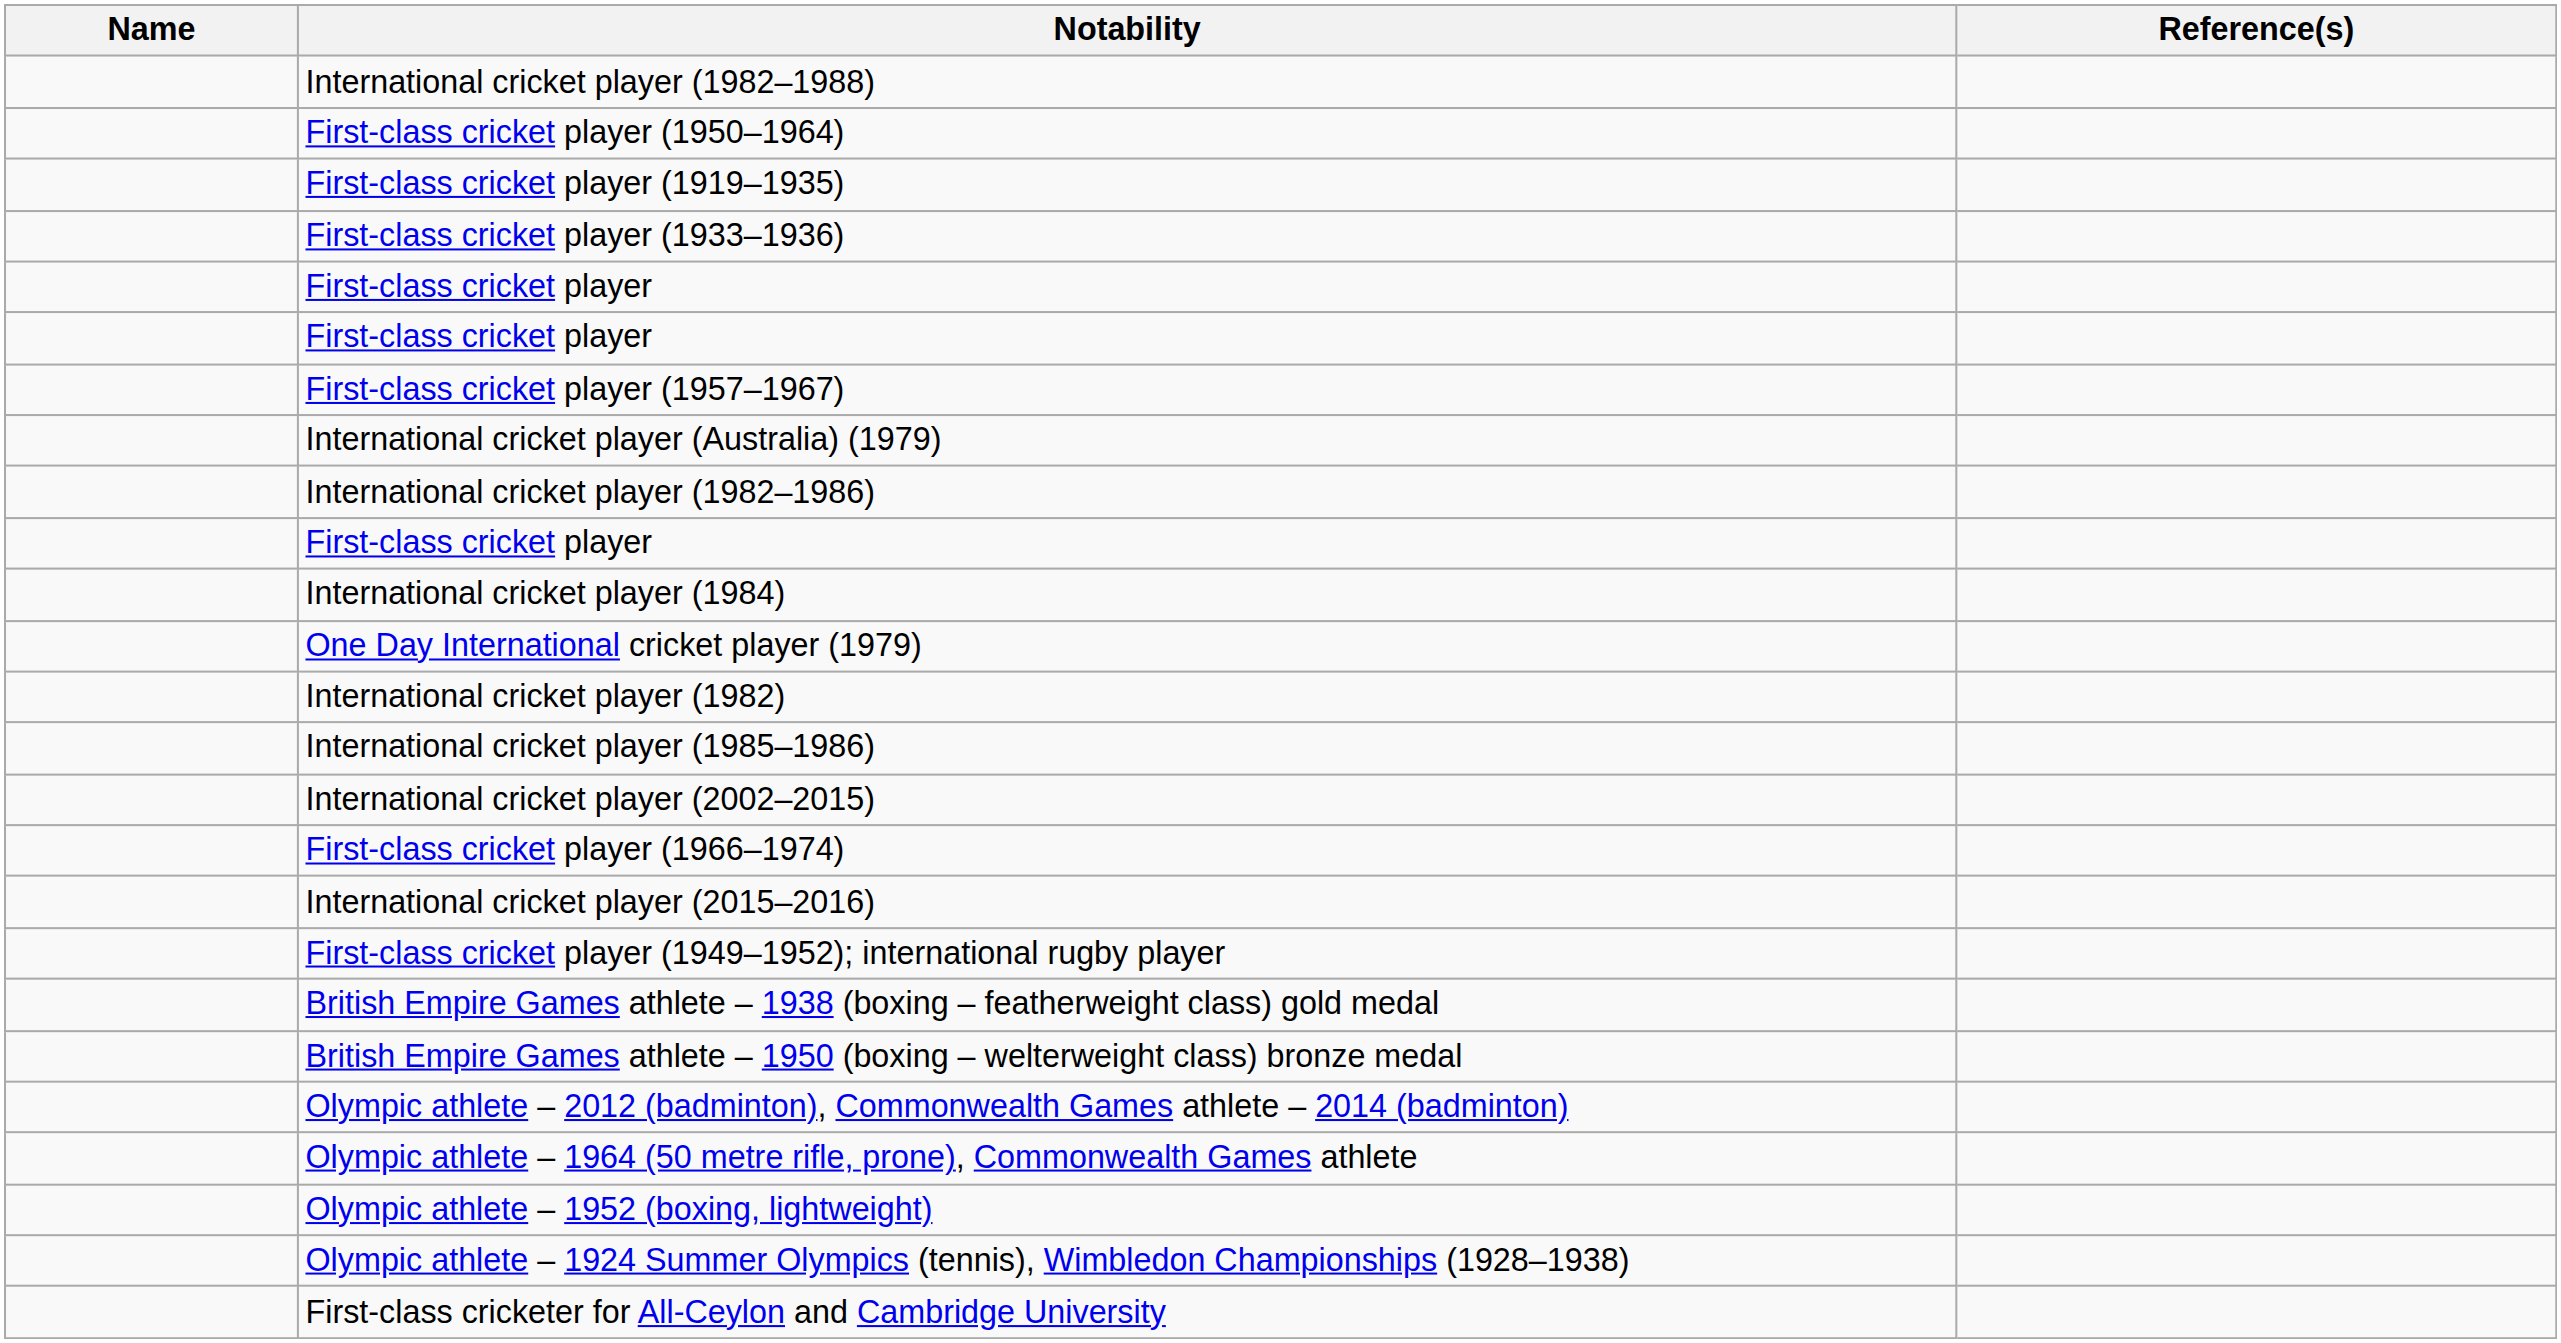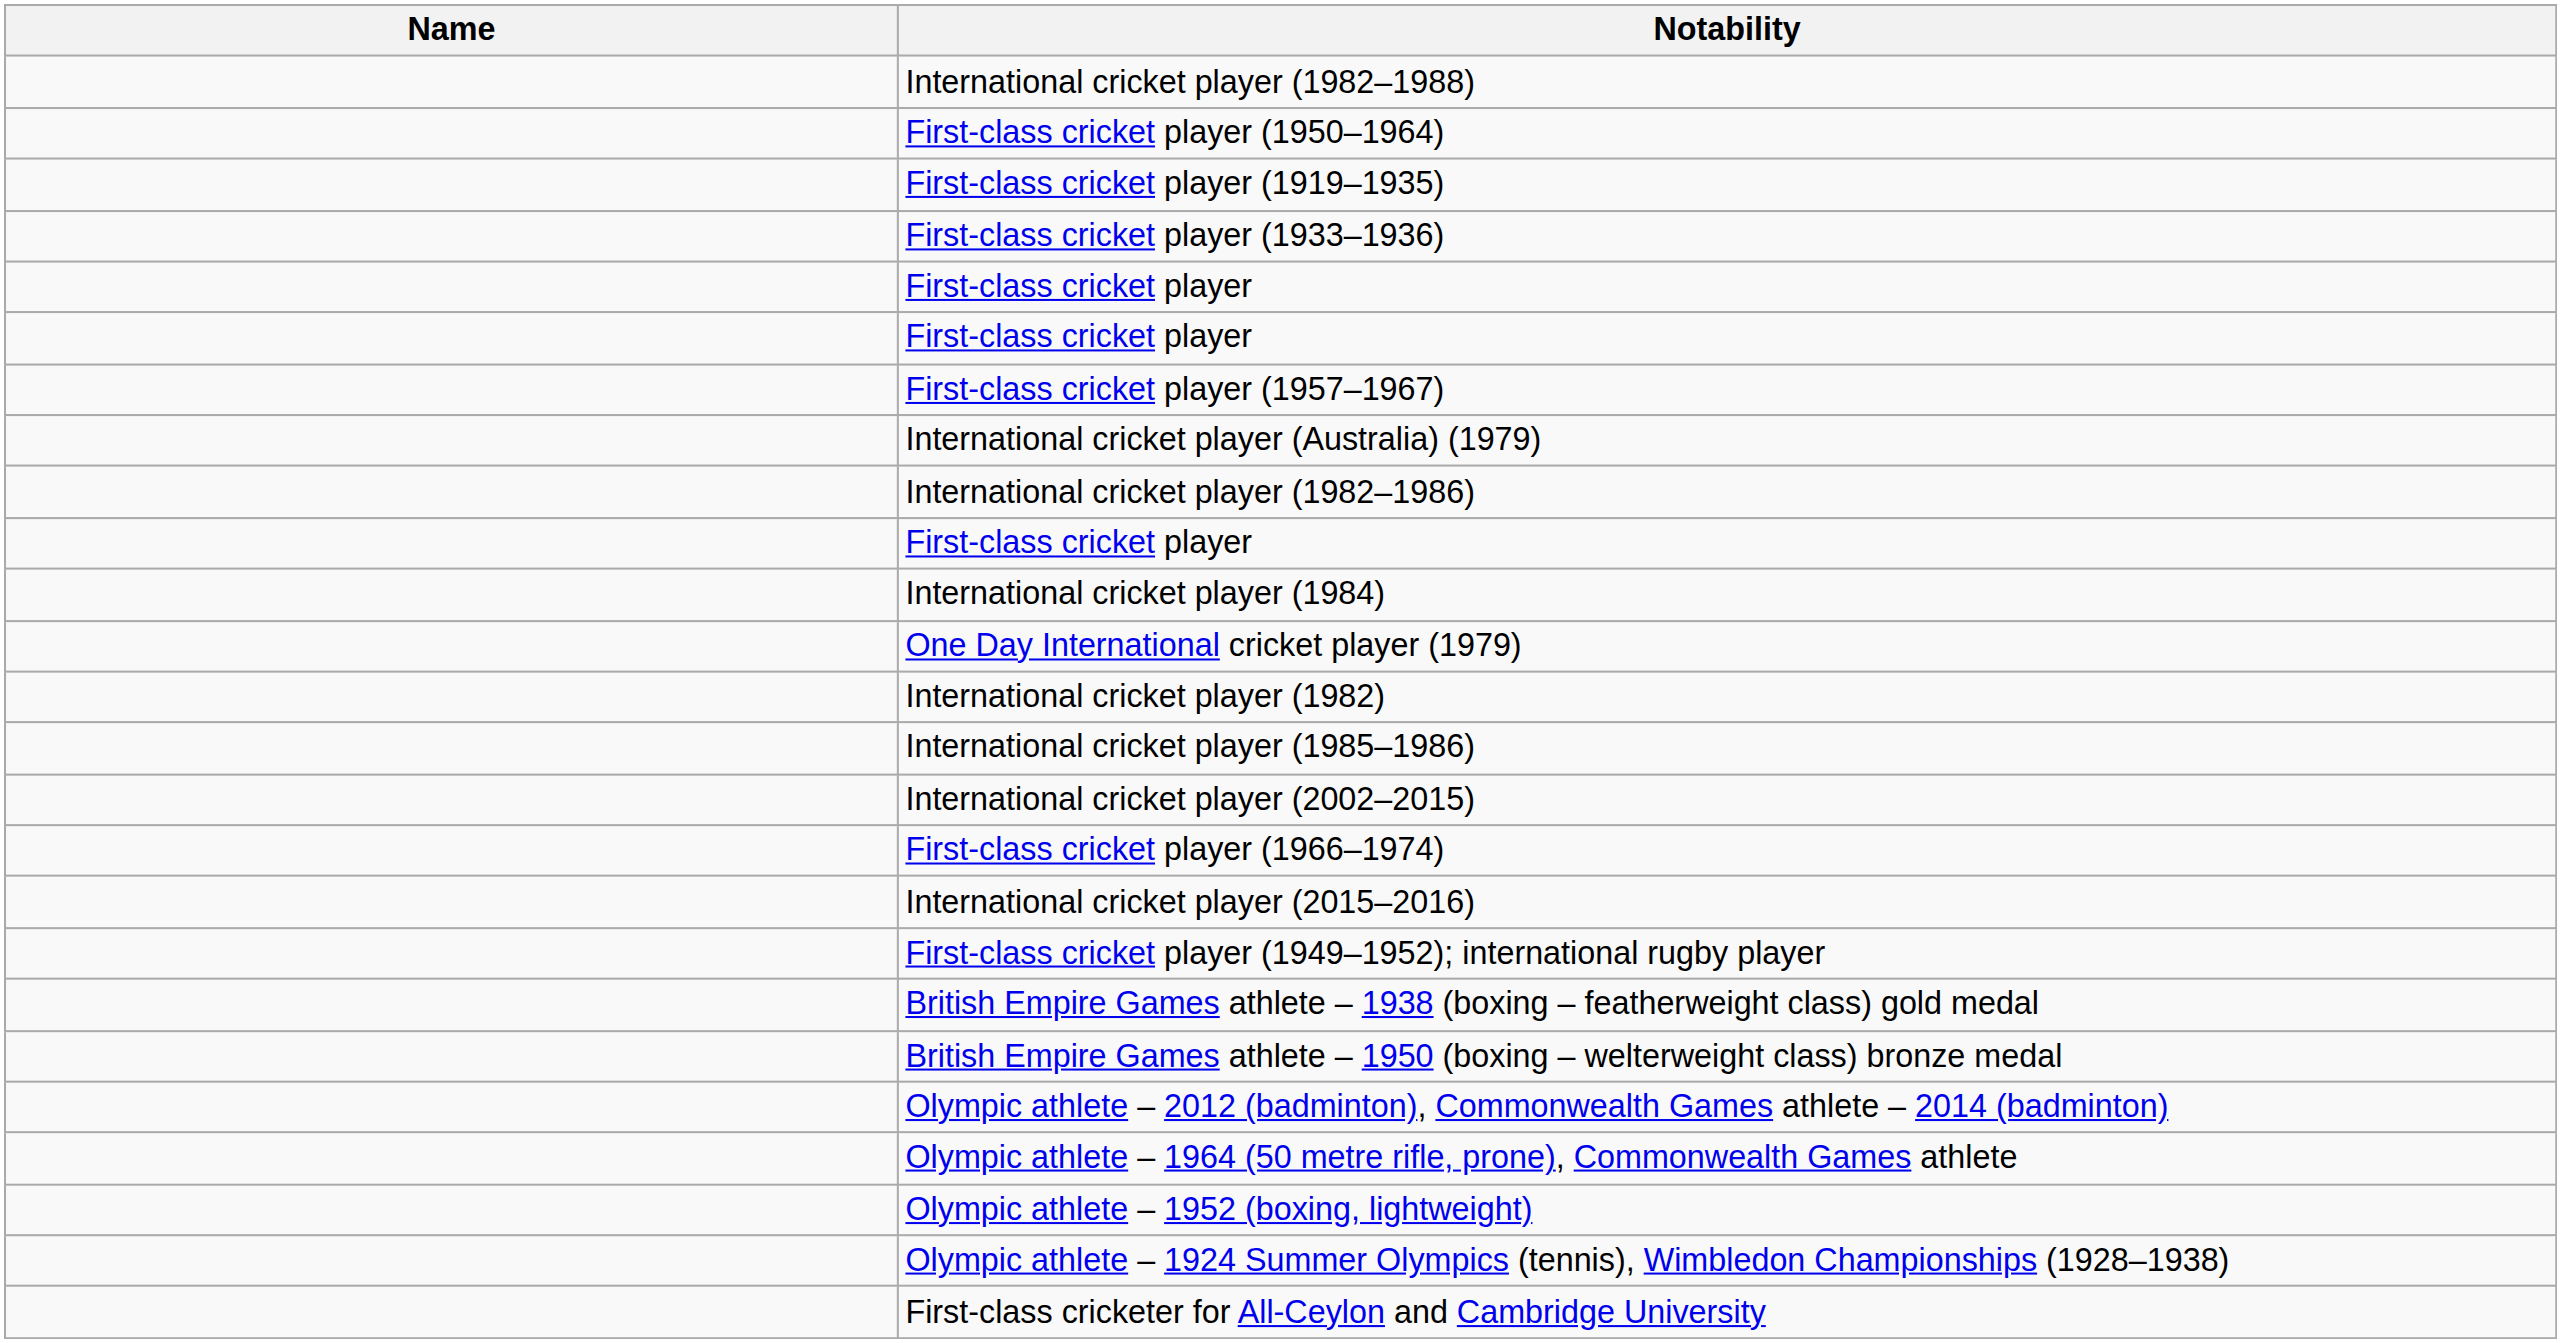- column: (2256, 30)
